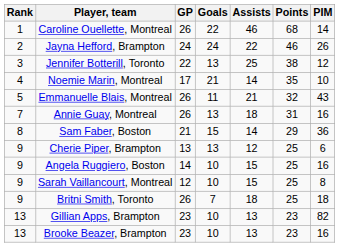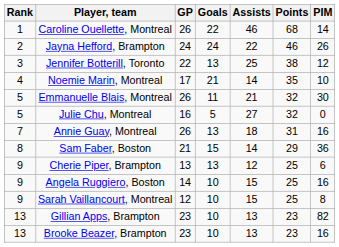(323, 98) 43 -> (323, 98) 30
+ row: (105, 115)
- row: (105, 200)
